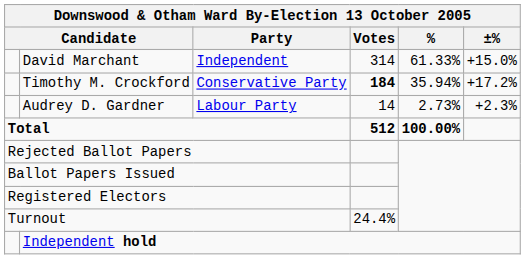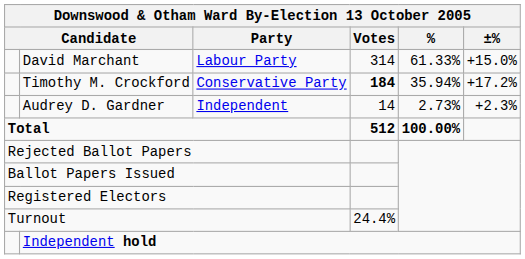(242, 61) Independent -> (246, 61) Labour Party
(246, 107) Labour Party -> (242, 107) Independent
